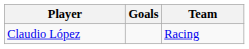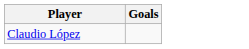- column: (203, 14)
